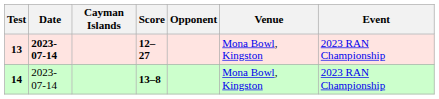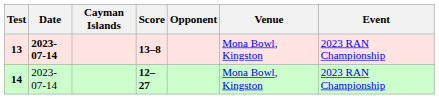(147, 49) 12–27 -> (150, 49) 13–8
(150, 79) 13–8 -> (147, 79) 12–27
